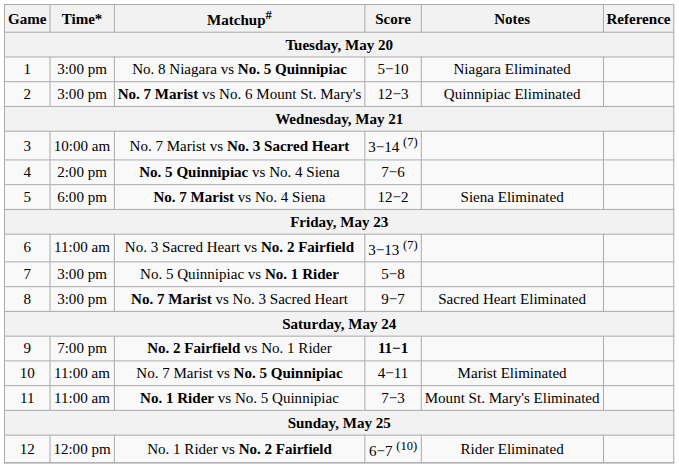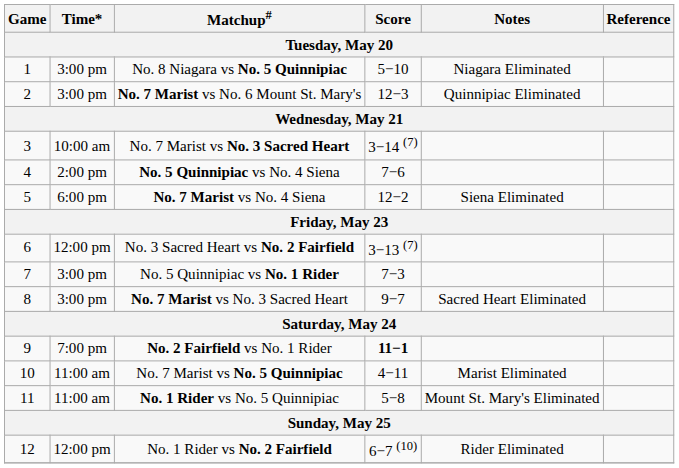(82, 247) 11:00 am -> (82, 247) 12:00 pm
(393, 274) 5−8 -> (393, 274) 7−3
(393, 398) 7−3 -> (393, 398) 5−8
